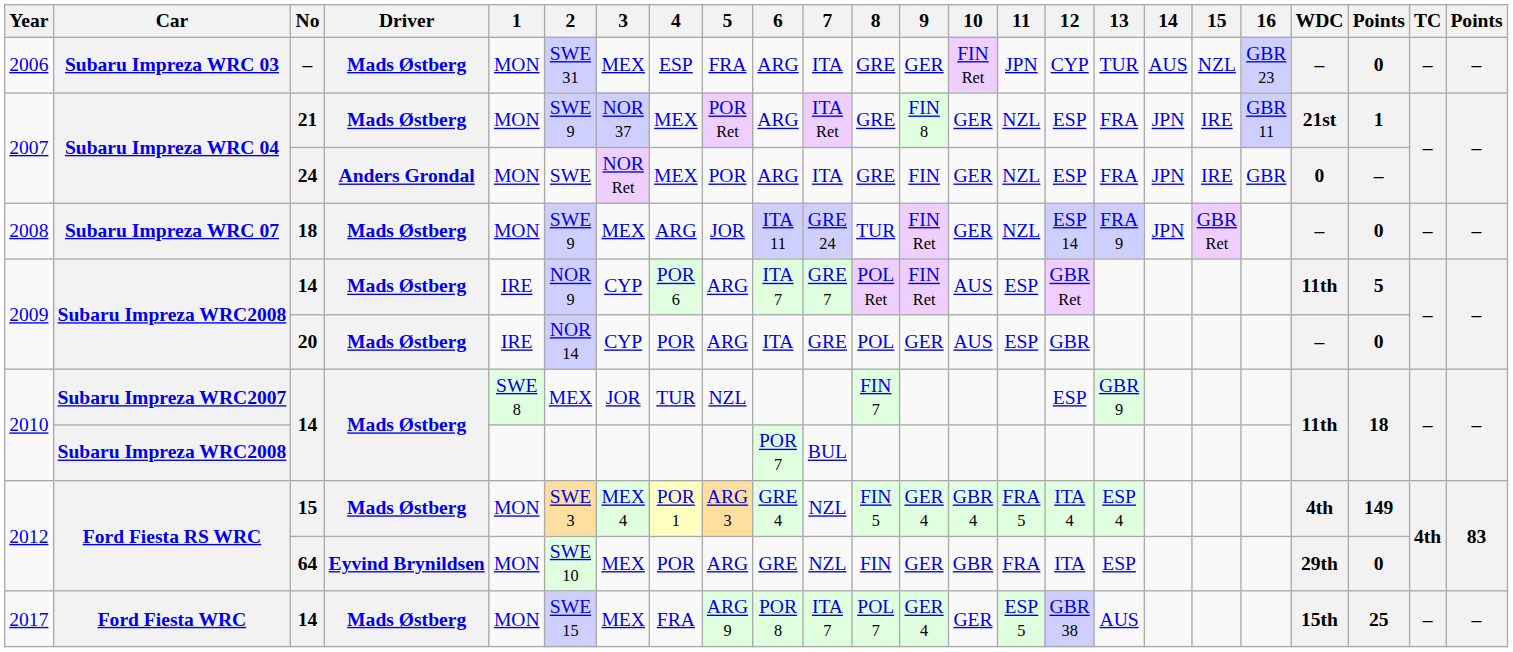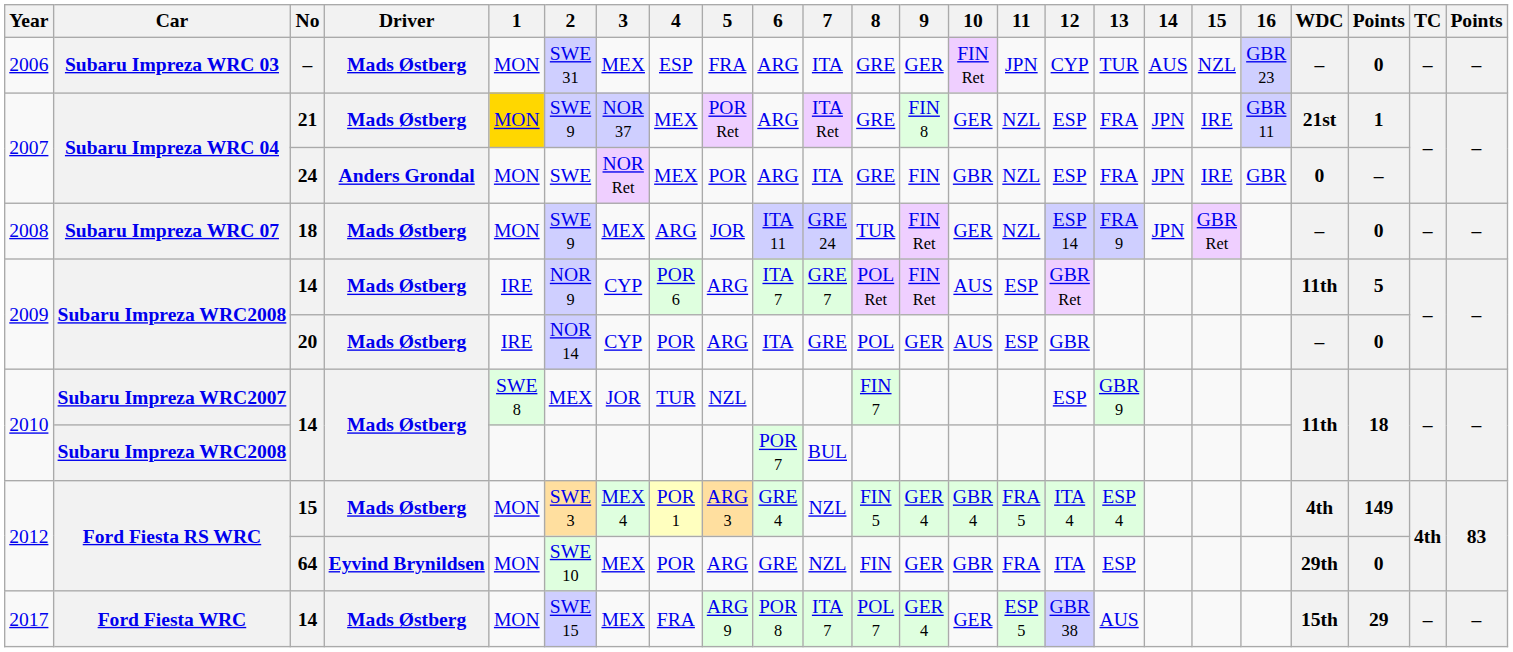(517, 120) no background -> (517, 120) gold background
(973, 175) GER -> (973, 175) GBR
(1379, 619) 25 -> (1379, 619) 29
